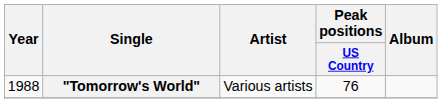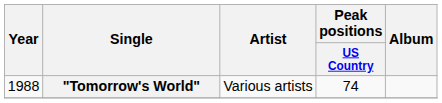(351, 86) 76 -> (351, 86) 74
